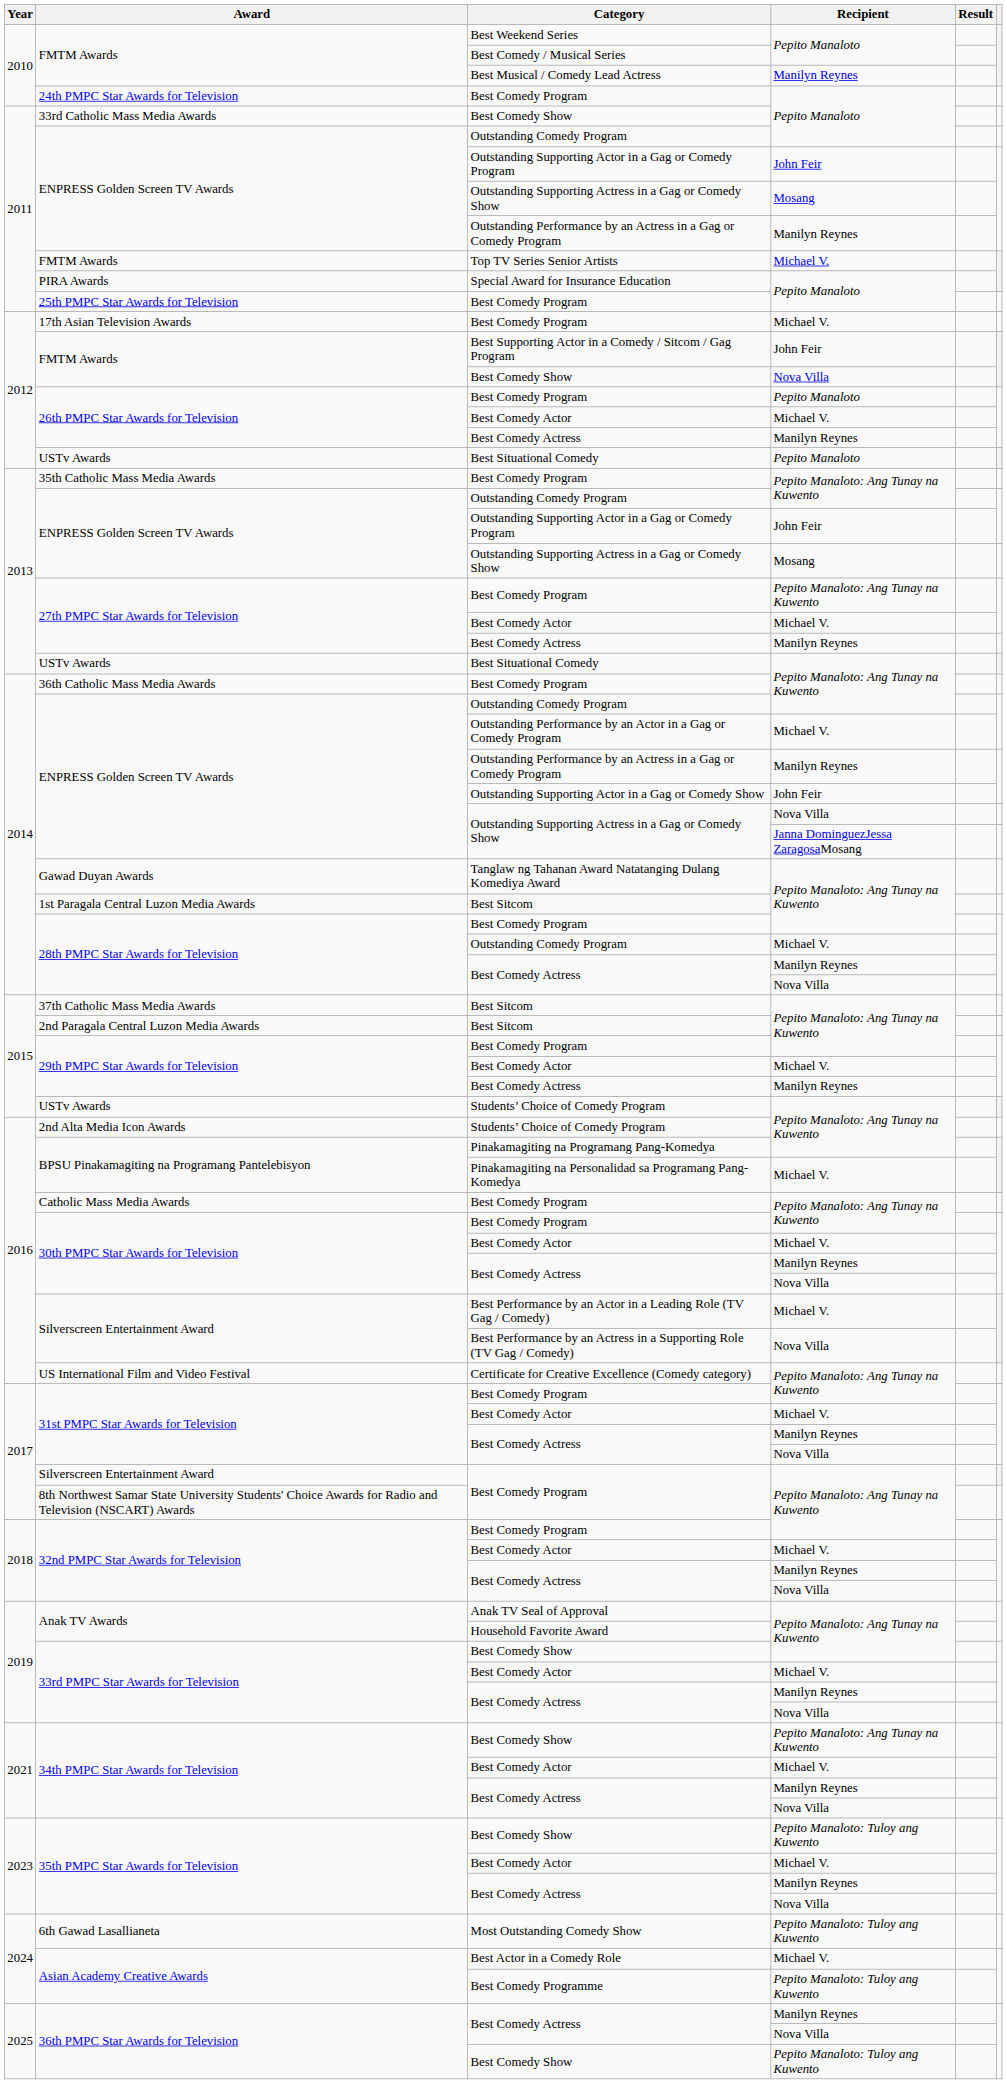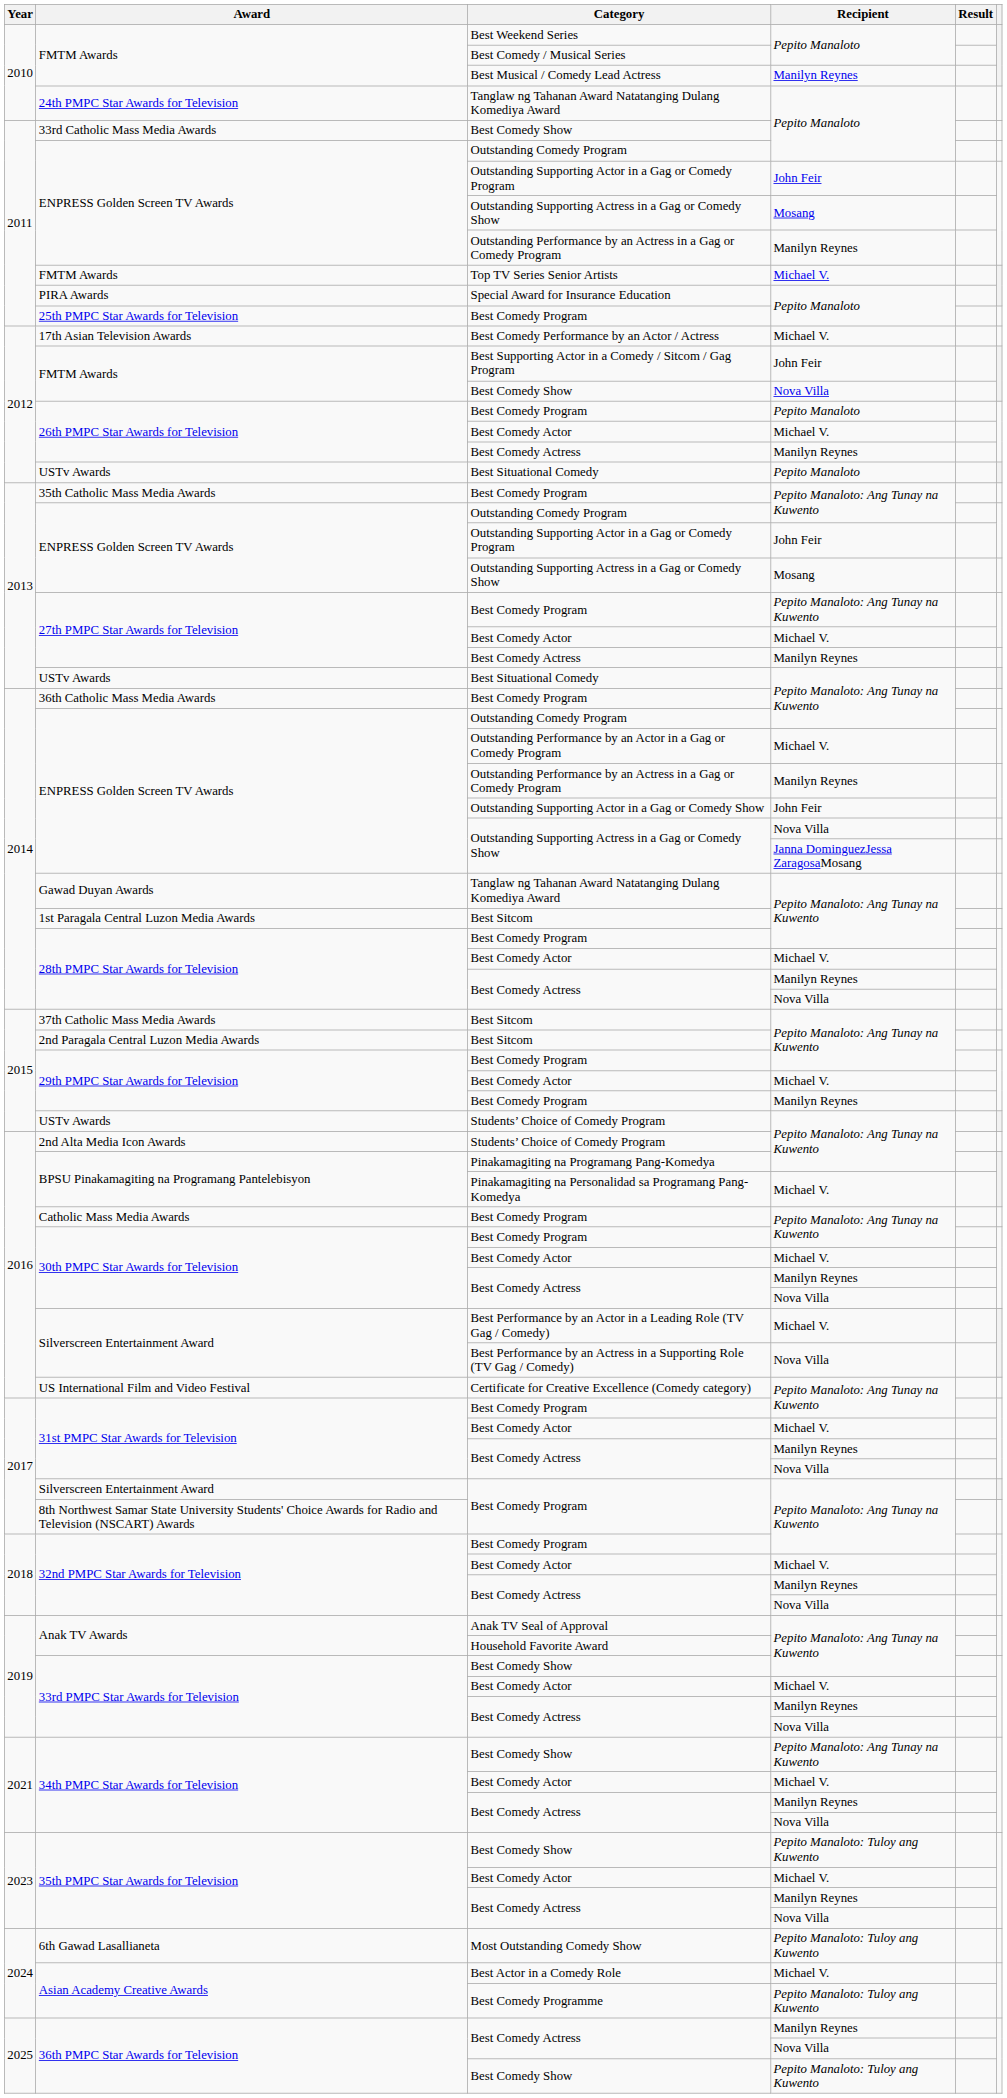(529, 95) Best Comedy Program -> (595, 103) Tanglaw ng Tahanan Award Natatanging Dulang Komediya Award
(529, 321) Best Comedy Program -> (595, 336) Best Comedy Performance by an Actor / Actress
(549, 944) Outstanding Comedy Program -> (521, 958) Best Comedy Actor
(526, 1086) Best Comedy Actress -> (529, 1100) Best Comedy Program
